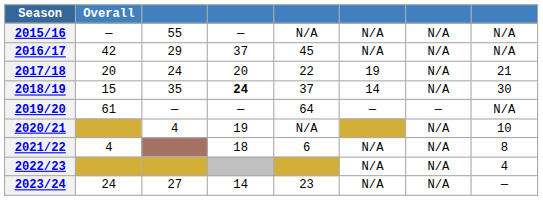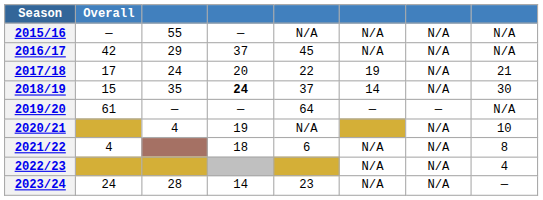(109, 71) 20 -> (109, 71) 17
(175, 186) 27 -> (175, 186) 28
